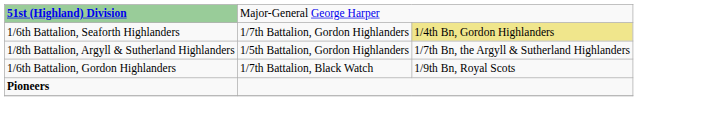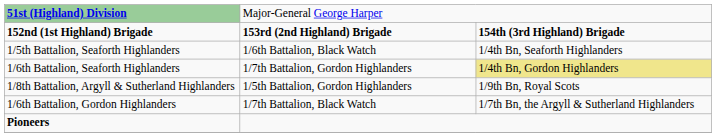+ row: (80, 31)
+ row: (93, 50)
(522, 50) 1/7th Bn, the Argyll & Sutherland Highlanders -> (529, 86) 1/9th Bn, Royal Scots
(465, 68) 1/9th Bn, Royal Scots -> (586, 104) 1/7th Bn, the Argyll & Sutherland Highlanders
